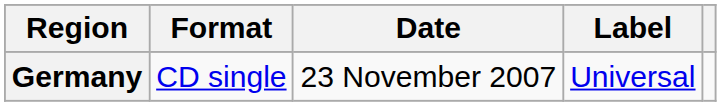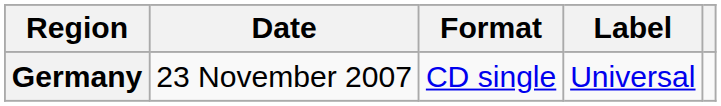columns swapped: (428, 28) <-> (221, 28)
